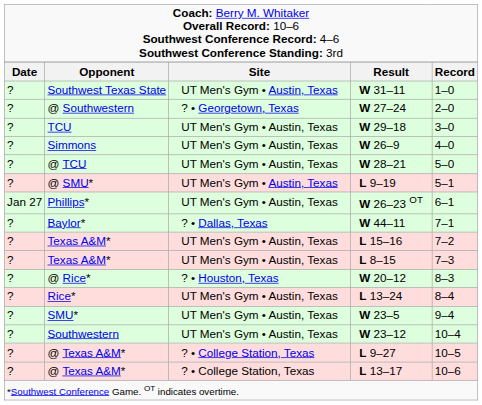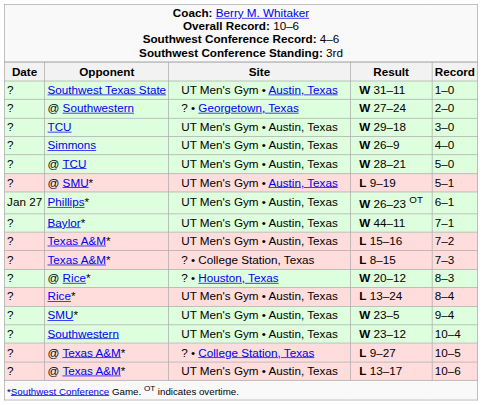(224, 223) ? • Dallas, Texas -> (259, 223) UT Men's Gym • Austin, Texas
(259, 260) UT Men's Gym • Austin, Texas -> (248, 260) ? • College Station, Texas
(248, 371) ? • College Station, Texas -> (259, 371) UT Men's Gym • Austin, Texas
